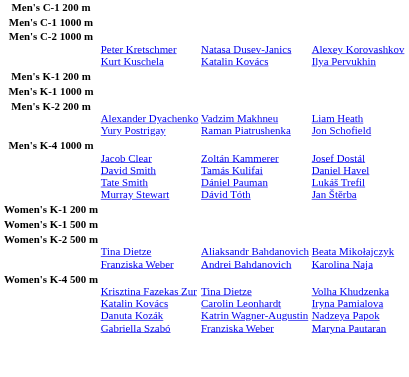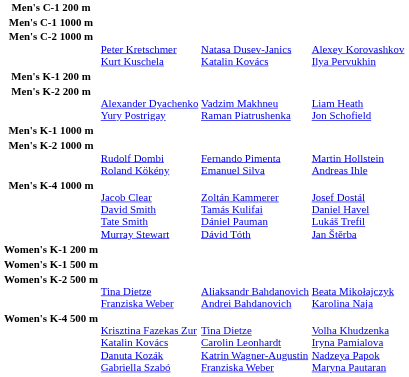rows swapped: (51, 91) <-> (51, 106)
+ row: (51, 146)
